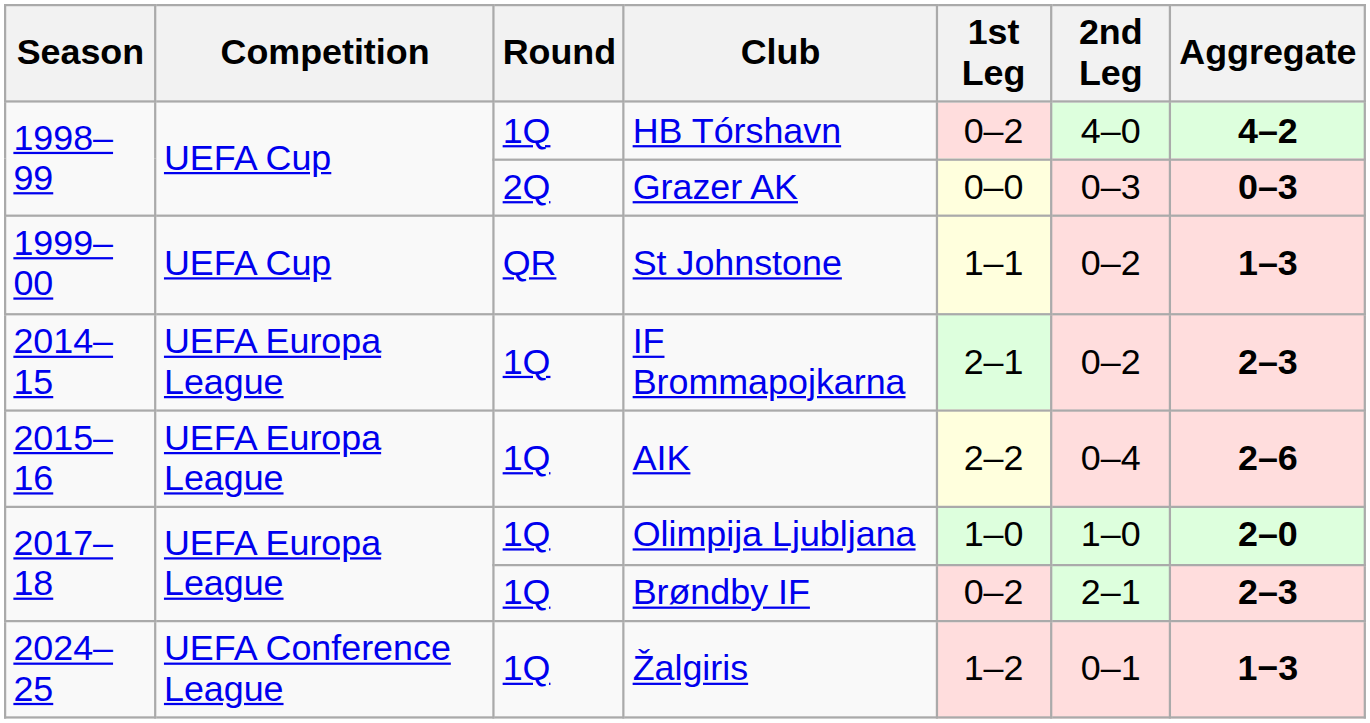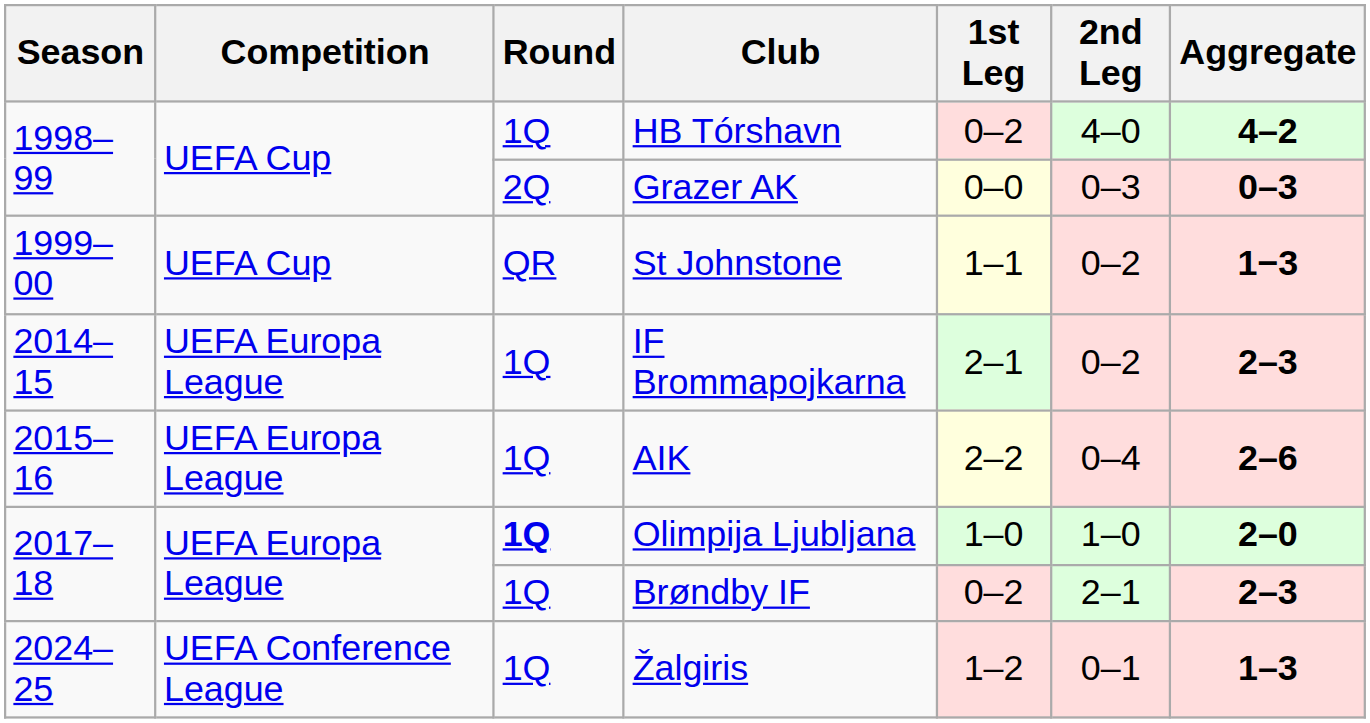(1268, 263) 1–3 -> (1268, 263) 1−3
(527, 535) normal -> (527, 535) bold
(1268, 669) 1−3 -> (1268, 669) 1–3
